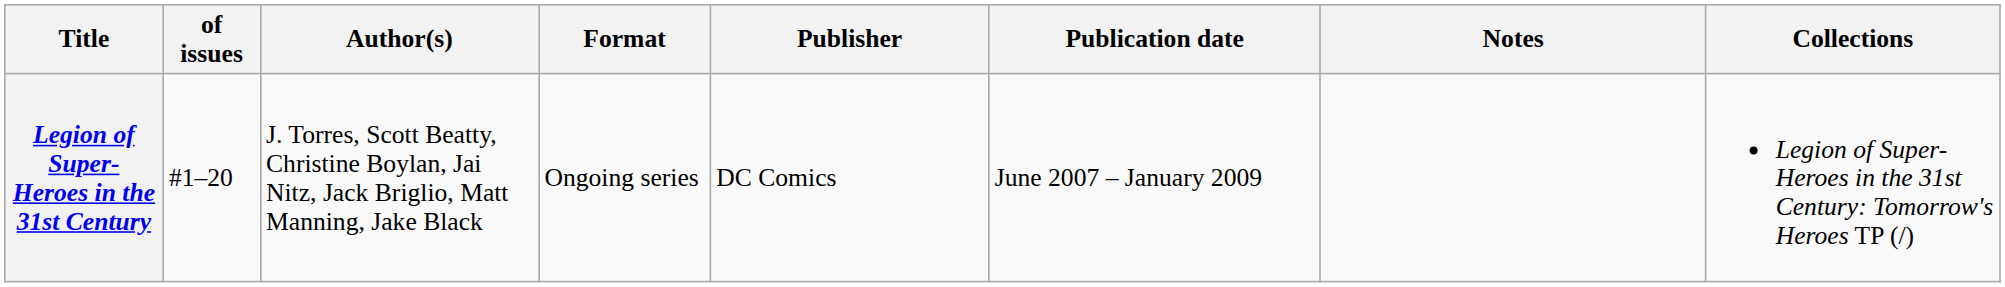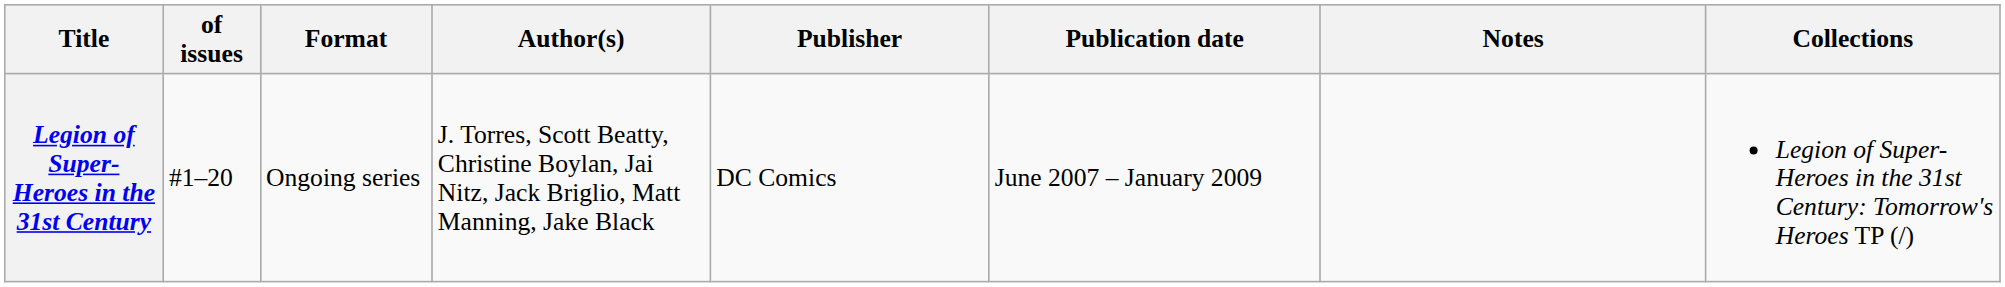columns swapped: (624, 39) <-> (399, 39)
